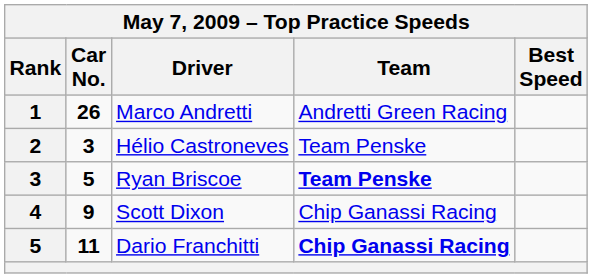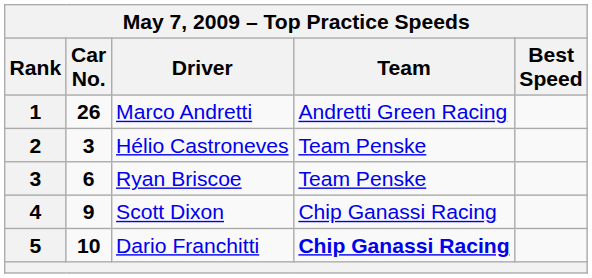(89, 179) 5 -> (89, 179) 6
(365, 179) bold -> (362, 179) normal
(89, 246) 11 -> (89, 246) 10
